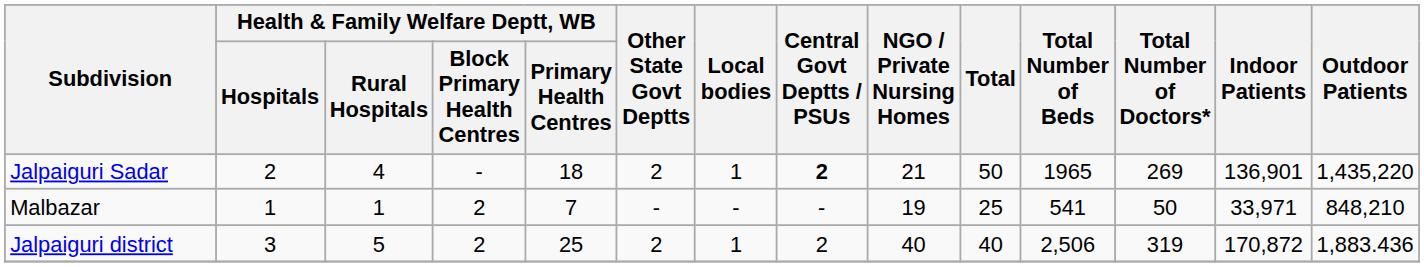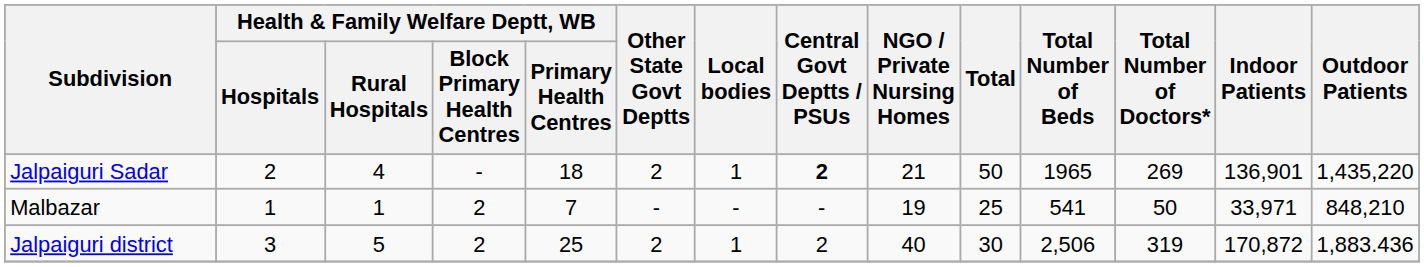(991, 243) 40 -> (991, 243) 30
